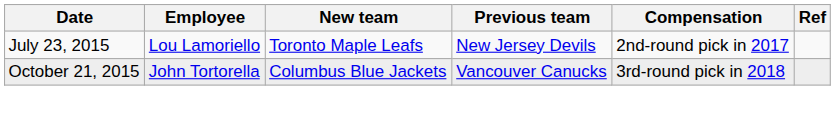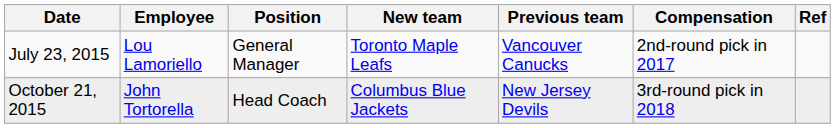+ column: (288, 17)
(526, 44) New Jersey Devils -> (542, 54) Vancouver Canucks
(531, 71) Vancouver Canucks -> (546, 100) New Jersey Devils
